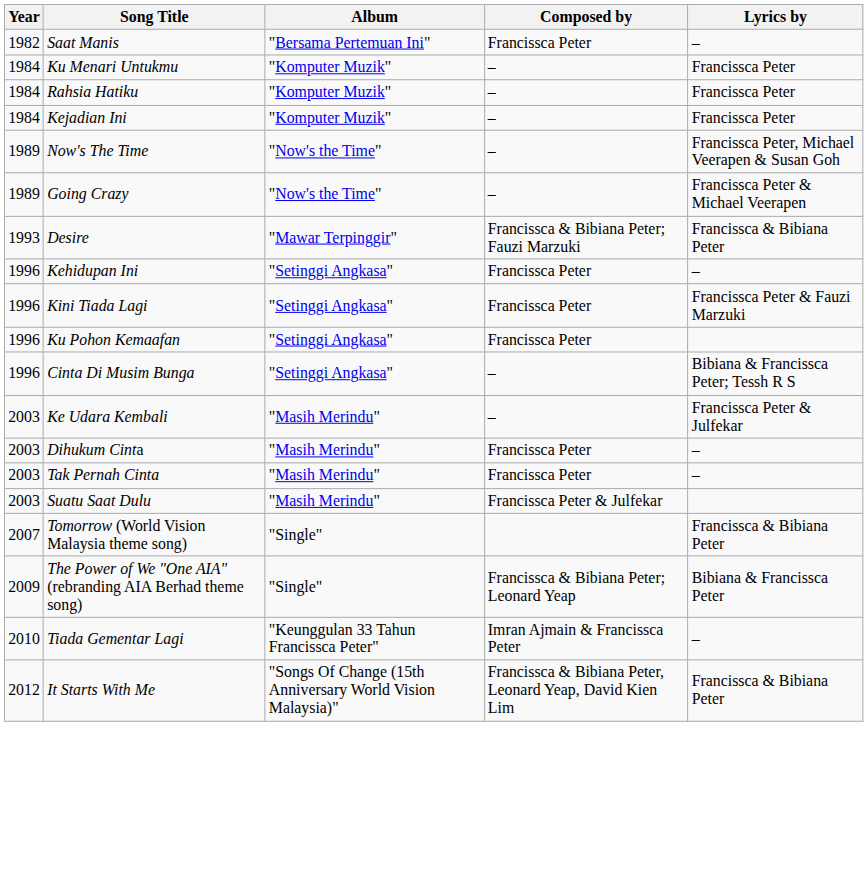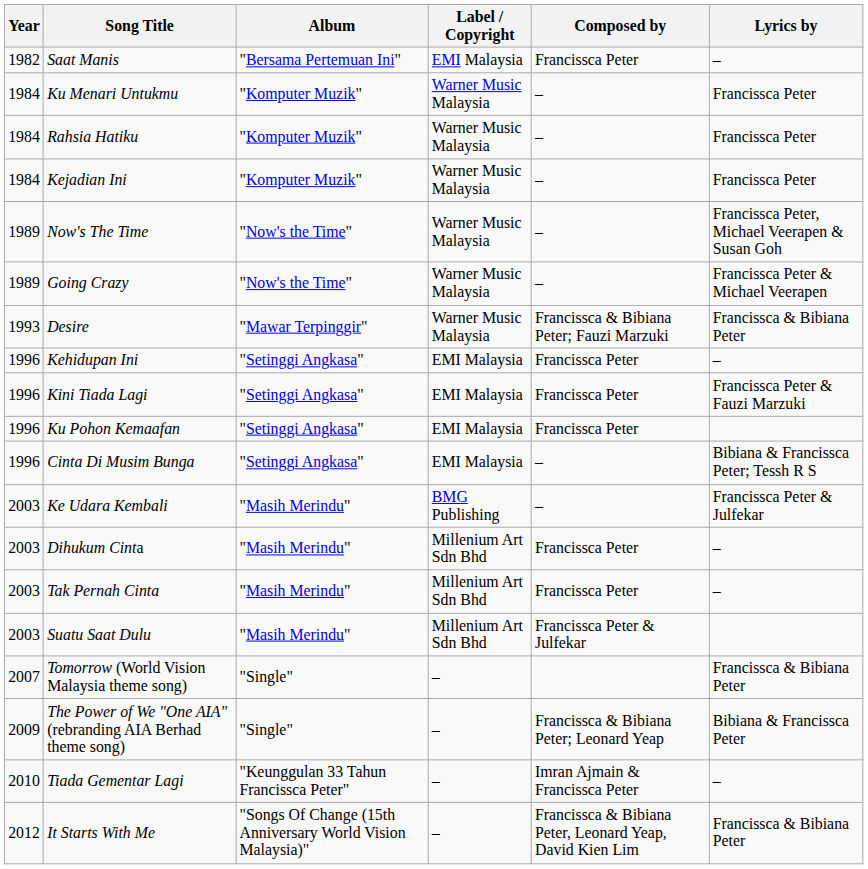+ column: (480, 25)
